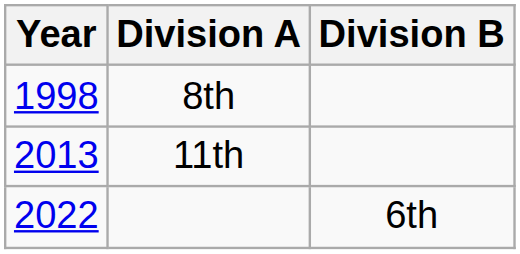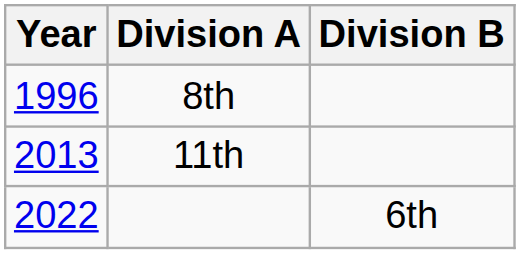(56, 95) 1998 -> (56, 95) 1996
